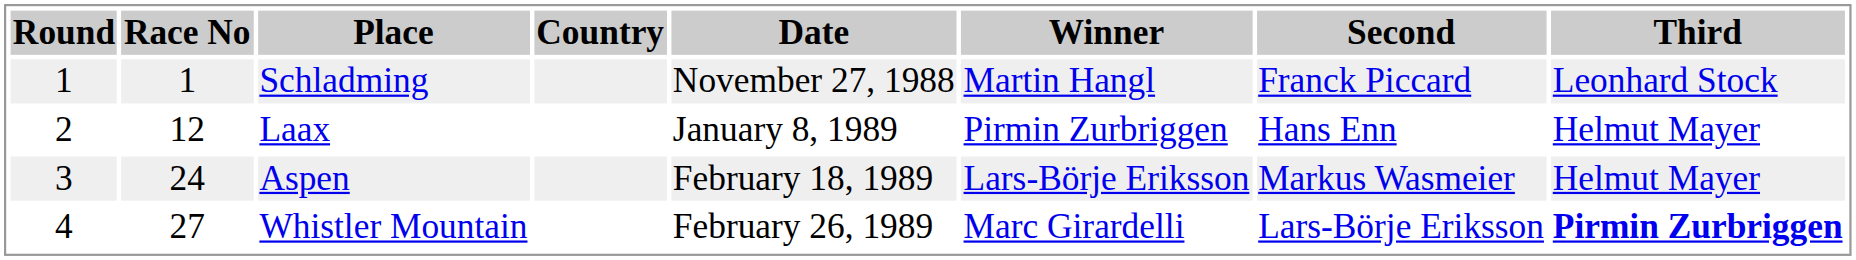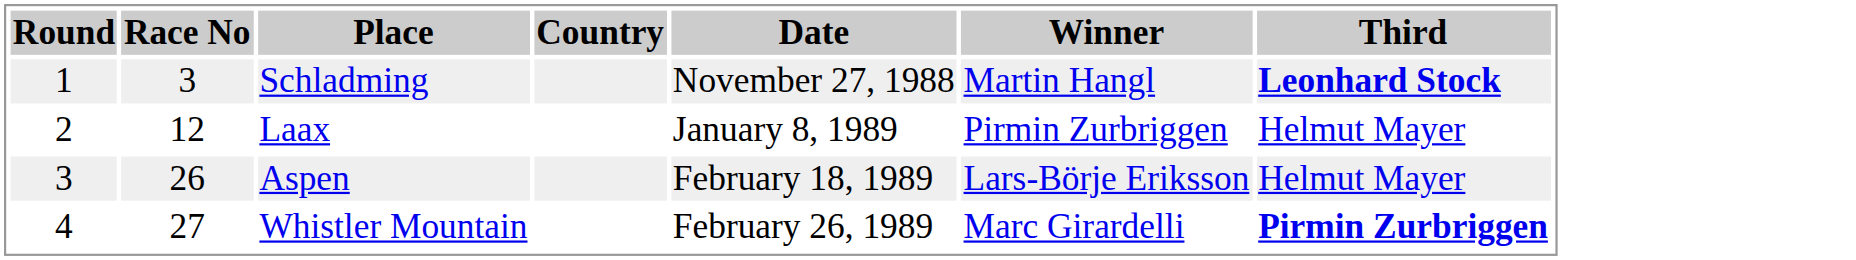- column: (1401, 32)
(187, 80) 1 -> (187, 80) 3
(1665, 80) normal -> (1380, 80) bold
(187, 177) 24 -> (187, 177) 26
